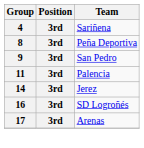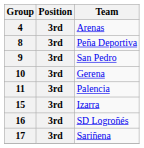(94, 27) Sariñena -> (90, 27) Arenas
+ row: (20, 74)
- row: (20, 89)
+ row: (20, 105)
(90, 120) Arenas -> (94, 136) Sariñena
